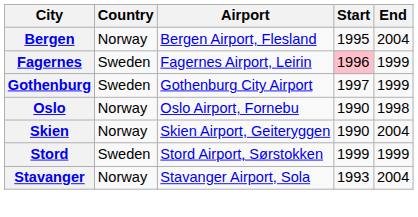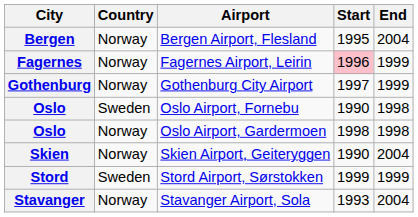(124, 62) Sweden -> (123, 62) Norway
(124, 85) Sweden -> (123, 85) Norway
(123, 108) Norway -> (124, 108) Sweden
+ row: (243, 131)
